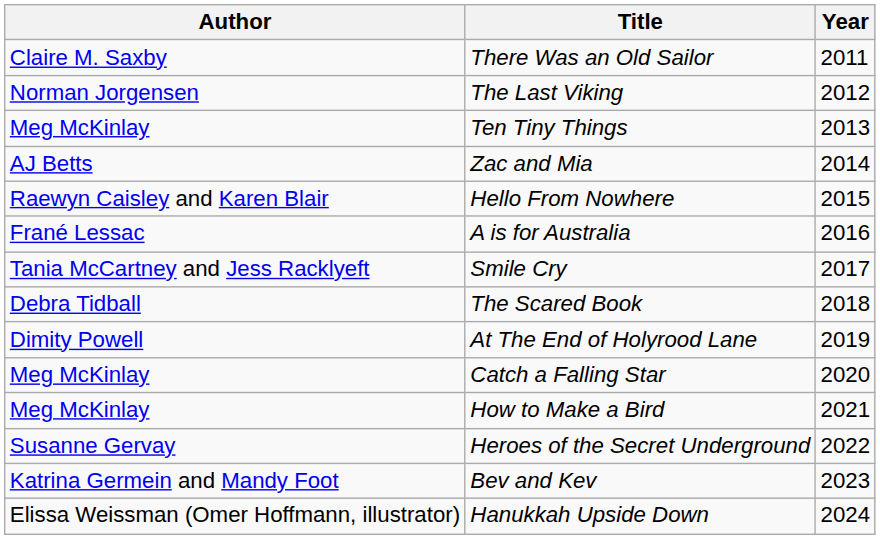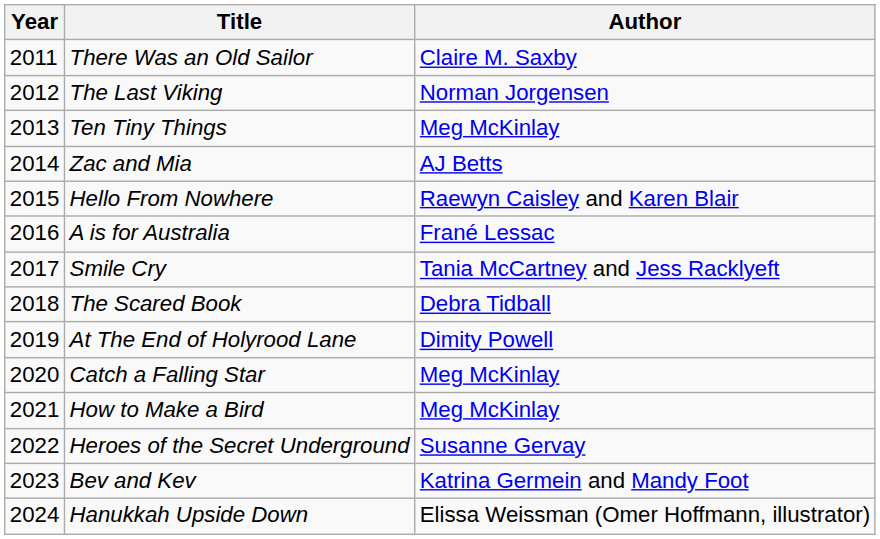columns swapped: (845, 22) <-> (235, 22)
